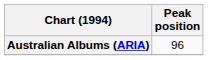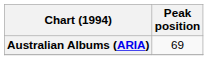(177, 45) 96 -> (177, 45) 69
